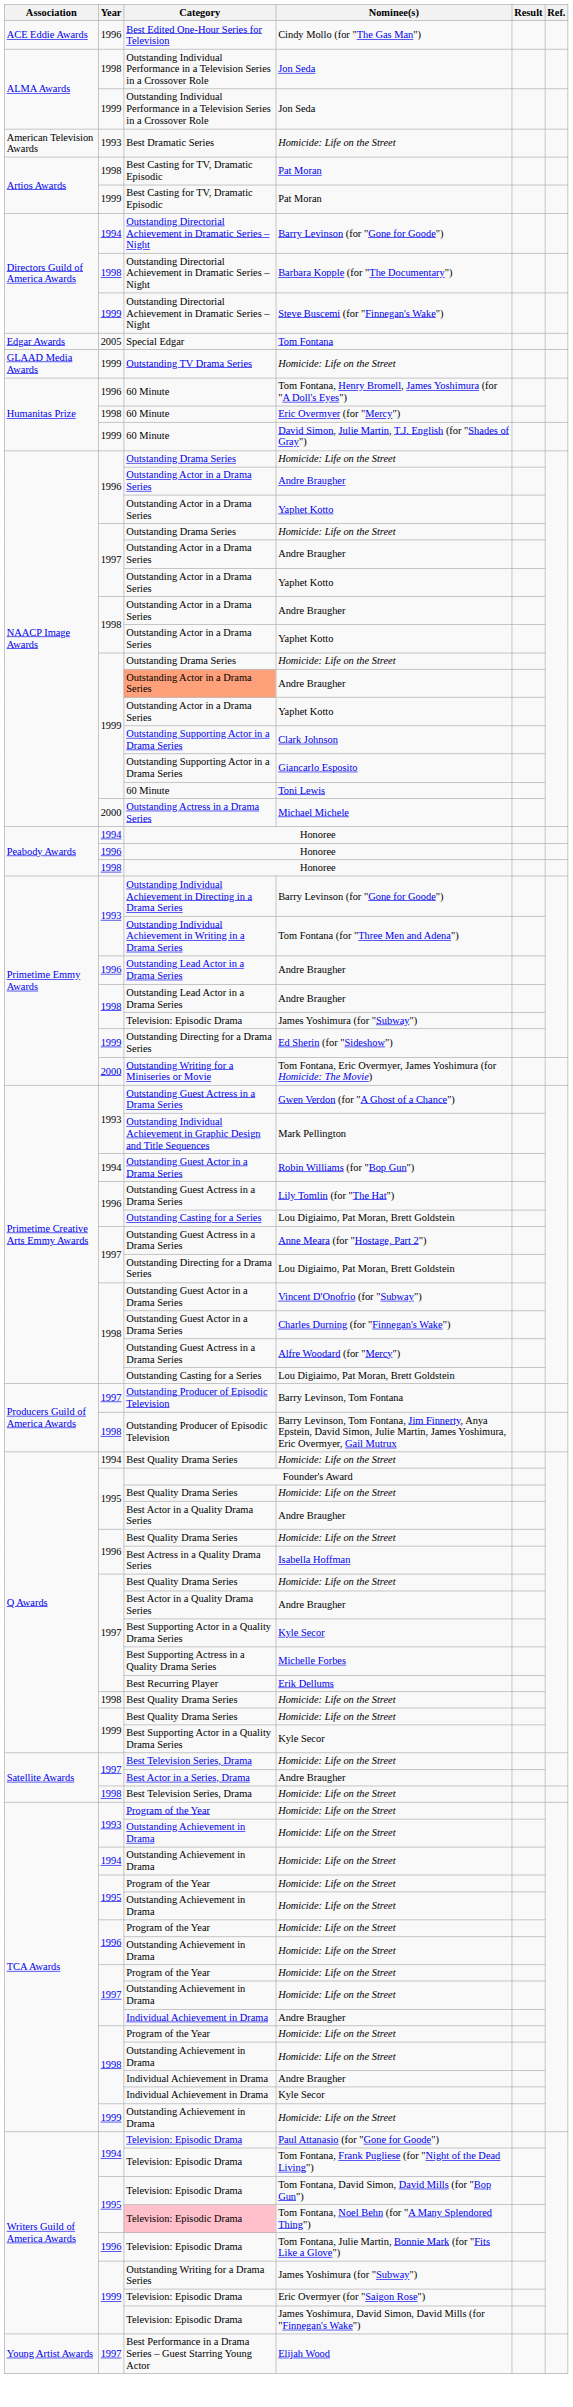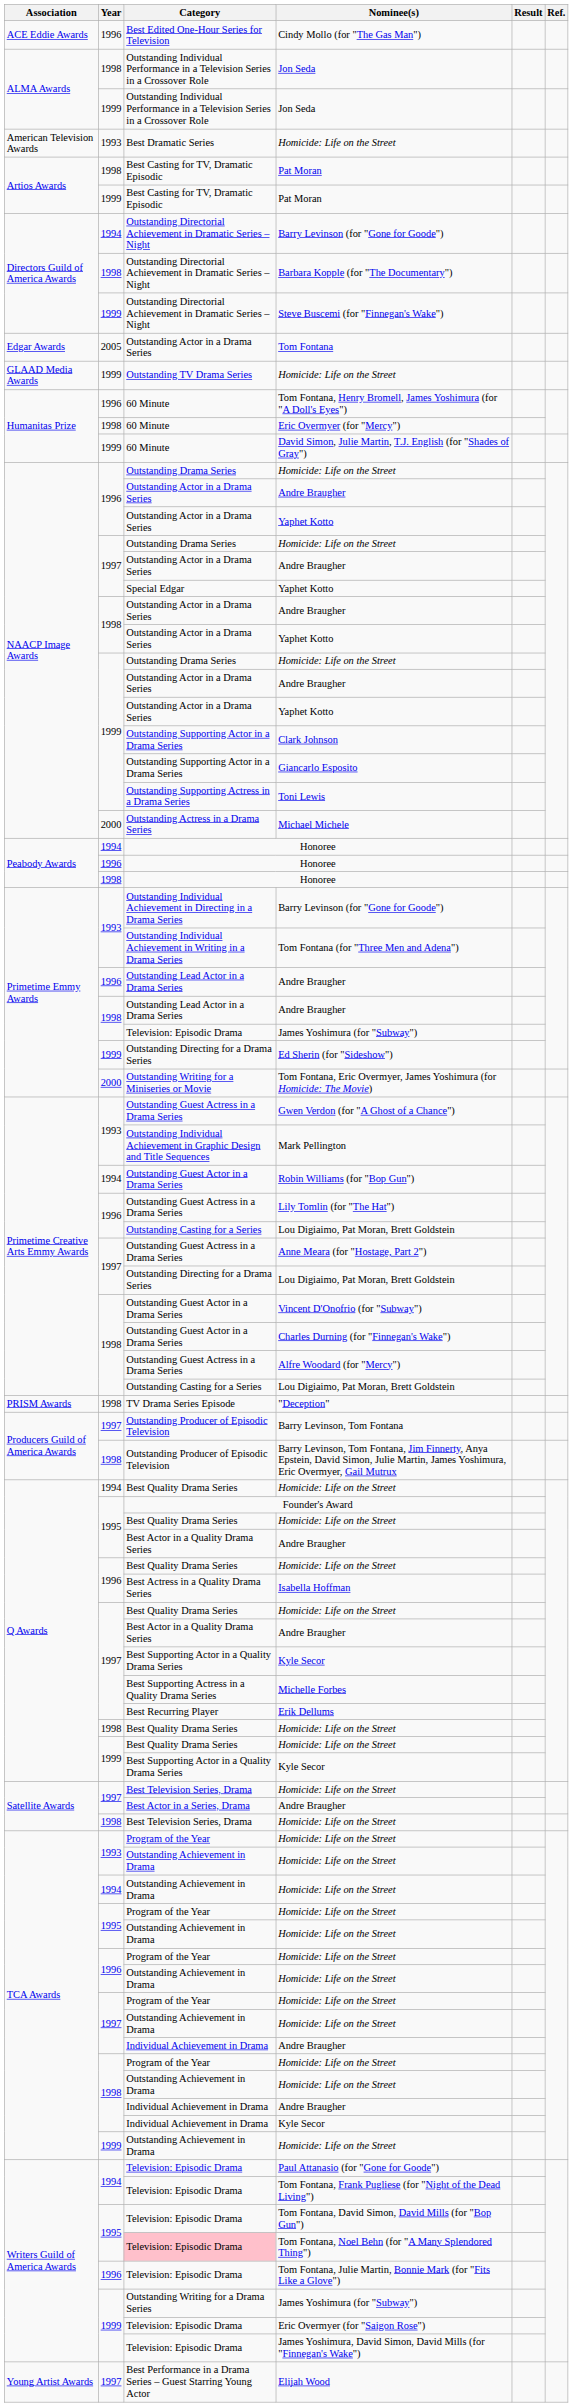(155, 341) Special Edgar -> (189, 347) Outstanding Actor in a Drama Series
(189, 582) Outstanding Actor in a Drama Series -> (155, 588) Special Edgar
(189, 683) lightsalmon background -> (189, 683) no background
(148, 790) 60 Minute -> (198, 796) Outstanding Supporting Actress in a Drama Series
+ row: (111, 1403)
